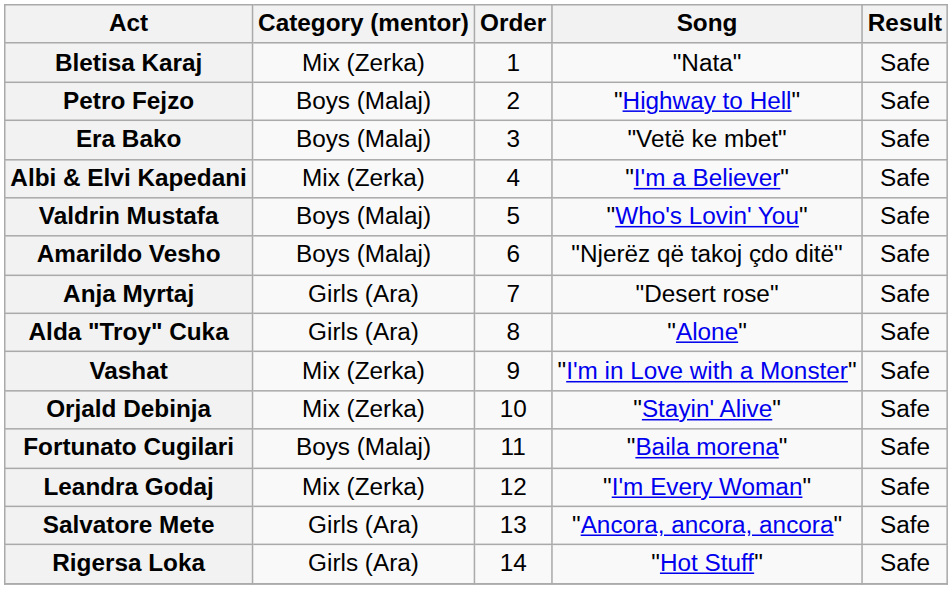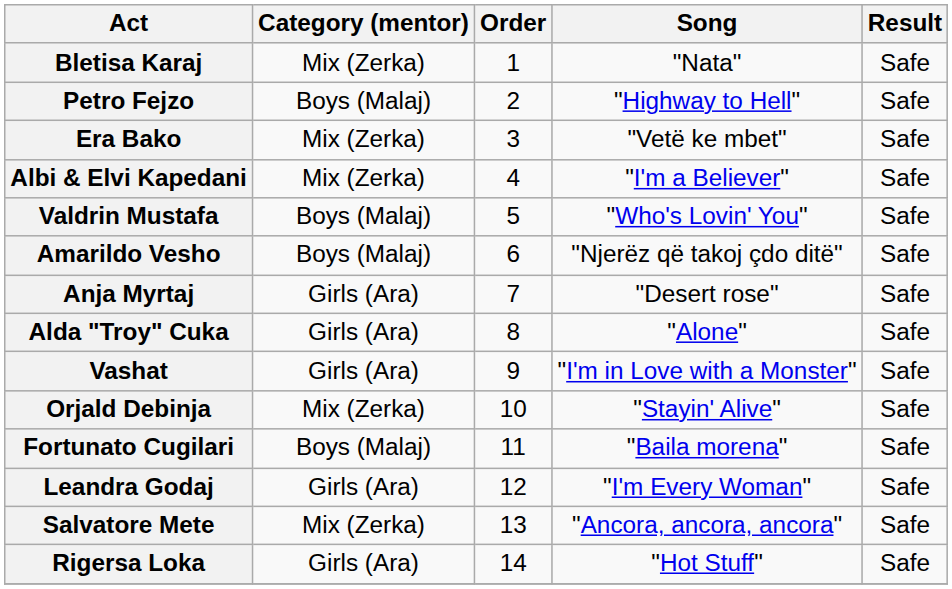(363, 139) Boys (Malaj) -> (363, 139) Mix (Zerka)
(363, 370) Mix (Zerka) -> (363, 370) Girls (Ara)
(363, 486) Mix (Zerka) -> (363, 486) Girls (Ara)
(363, 525) Girls (Ara) -> (363, 525) Mix (Zerka)
